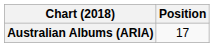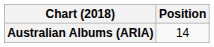(183, 33) 17 -> (183, 33) 14
